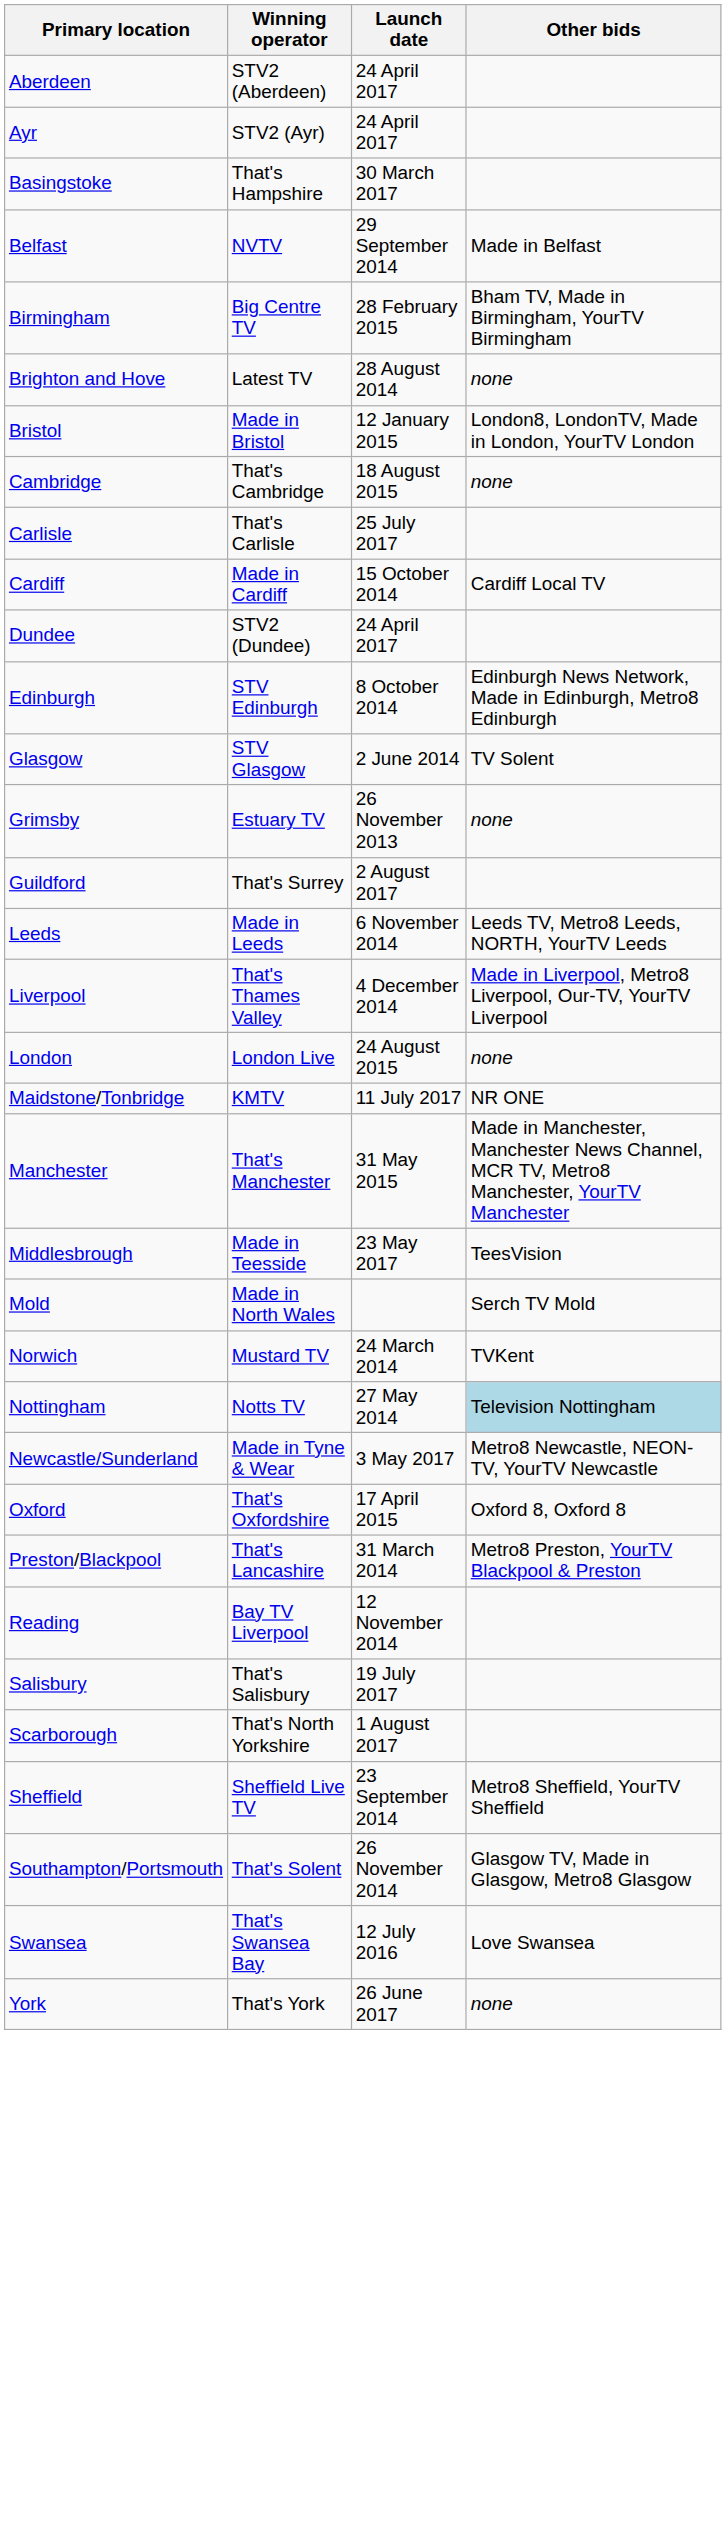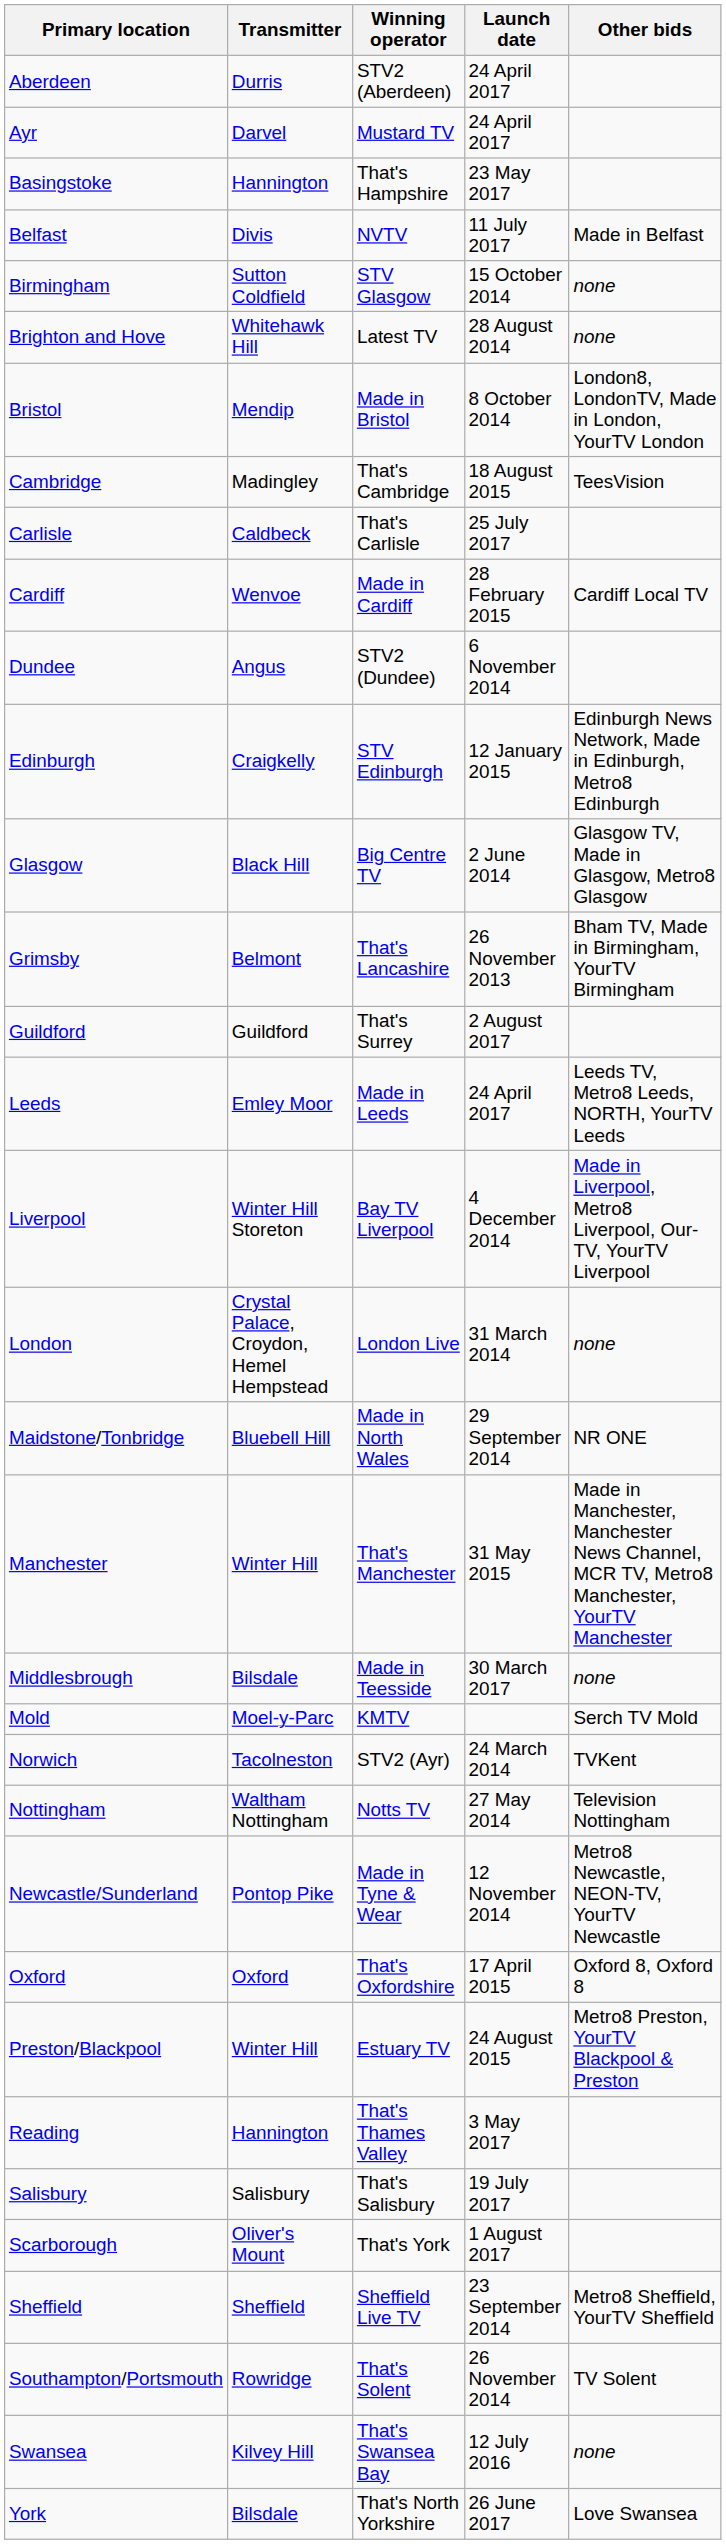+ column: (290, 30)
(278, 132) STV2 (Ayr) -> (405, 132) Mustard TV
(395, 183) 30 March 2017 -> (500, 183) 23 May 2017
(402, 245) 29 September 2014 -> (498, 234) 11 July 2017
(276, 317) Big Centre TV -> (394, 286) STV Glasgow
(407, 317) 28 February 2015 -> (515, 286) 15 October 2014
(557, 317) Bham TV, Made in Birmingham, YourTV Birmingham -> (594, 286) none
(402, 430) 12 January 2015 -> (510, 409) 8 October 2014
(492, 482) none -> (619, 482) TeesVision
(402, 584) 15 October 2014 -> (506, 595) 28 February 2015
(387, 635) 24 April 2017 -> (512, 667) 6 November 2014
(397, 697) 8 October 2014 -> (515, 761) 12 January 2015
(268, 759) STV Glasgow -> (401, 865) Big Centre TV
(512, 759) TV Solent -> (644, 865) Glasgow TV, Made in Glasgow, Metro8 Glasgow
(278, 820) Estuary TV -> (403, 959) That's Lancashire
(492, 820) none -> (641, 959) Bham TV, Made in Birmingham, YourTV Birmingham
(407, 933) 6 November 2014 -> (500, 1103) 24 April 2017
(266, 995) That's Thames Valley -> (395, 1218) Bay TV Liverpool
(398, 1057) 24 August 2015 -> (508, 1344) 31 March 2014
(258, 1098) KMTV -> (390, 1437) Made in North Wales
(408, 1098) 11 July 2017 -> (515, 1437) 29 September 2014
(387, 1253) 23 May 2017 -> (508, 1678) 30 March 2017
(516, 1253) TeesVision -> (594, 1678) none
(283, 1304) Made in North Wales -> (383, 1718) KMTV
(280, 1355) Mustard TV -> (403, 1759) STV2 (Ayr)
(563, 1407) lightblue background -> (622, 1810) no background
(405, 1458) 3 May 2017 -> (512, 1893) 12 November 2014
(278, 1560) That's Lancashire -> (403, 2049) Estuary TV
(395, 1560) 31 March 2014 -> (511, 2049) 24 August 2015
(270, 1622) Bay TV Liverpool -> (391, 2132) That's Thames Valley
(399, 1622) 12 November 2014 -> (494, 2132) 3 May 2017
(283, 1735) That's North Yorkshire -> (403, 2245) That's York
(581, 1869) Glasgow TV, Made in Glasgow, Metro8 Glasgow -> (615, 2379) TV Solent
(533, 1942) Love Swansea -> (594, 2451) none
(278, 2003) That's York -> (408, 2513) That's North Yorkshire
(492, 2003) none -> (635, 2513) Love Swansea
